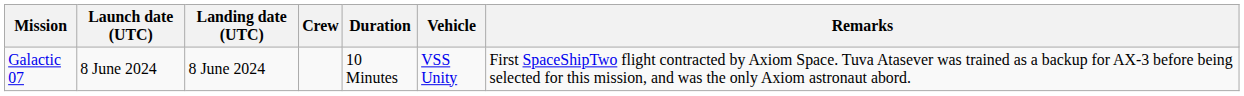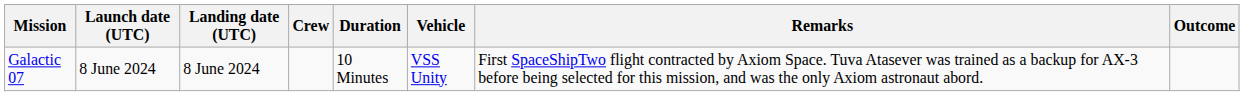+ column: (1205, 25)
